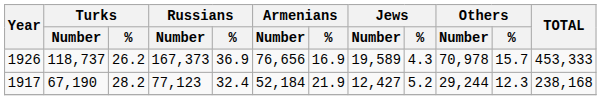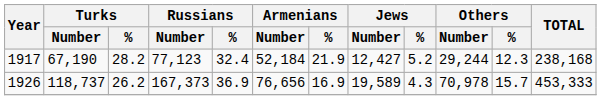rows swapped: (24, 83) <-> (24, 61)
